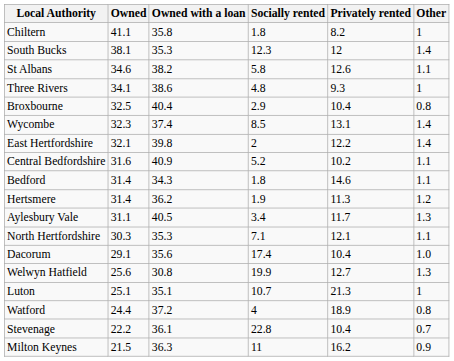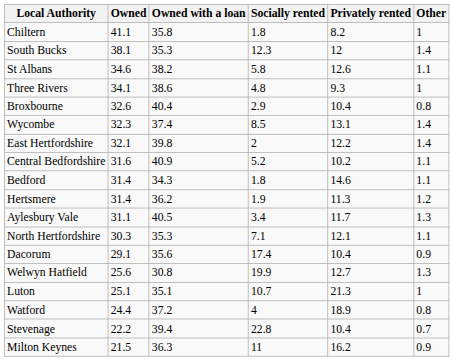(121, 106) 32.5 -> (121, 106) 32.6
(424, 254) 1.0 -> (424, 254) 0.9
(162, 328) 36.1 -> (162, 328) 39.4
